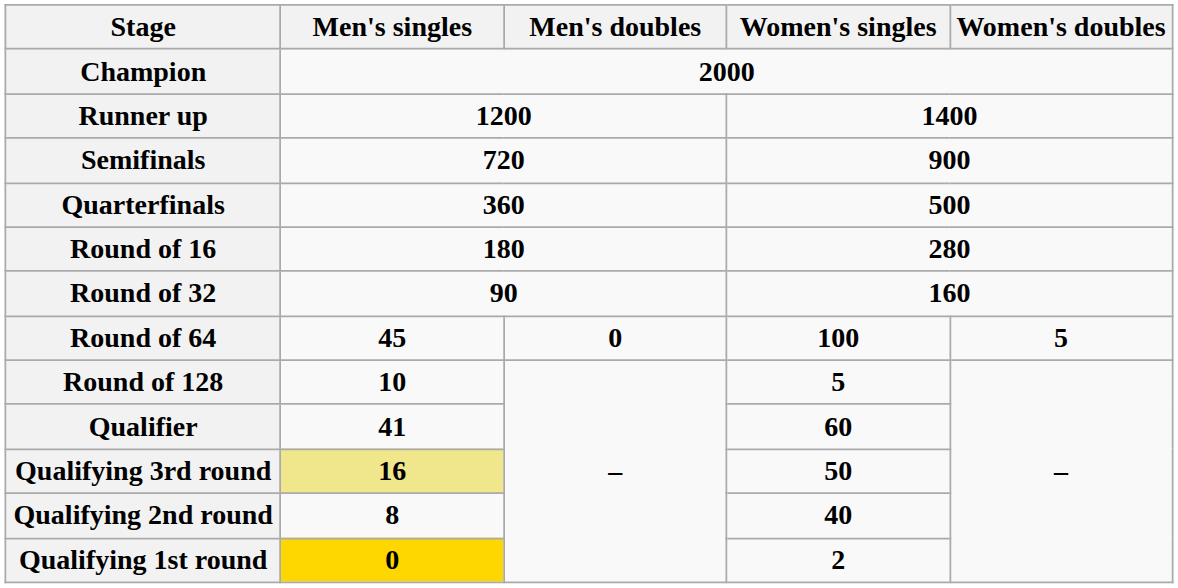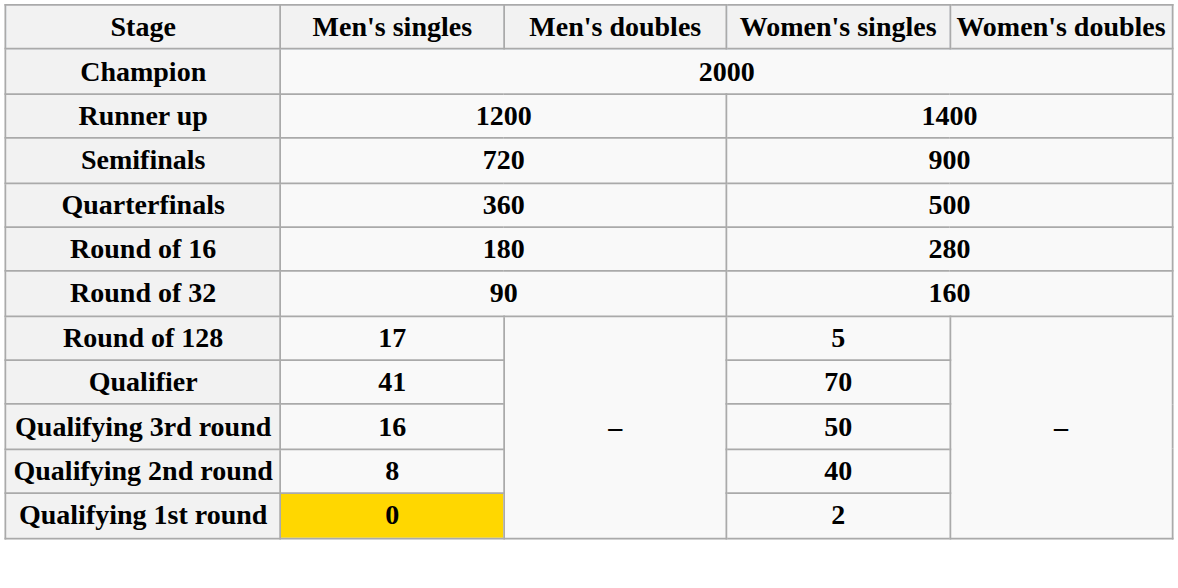- row: (143, 337)
(392, 381) 10 -> (392, 337) 17
(838, 426) 60 -> (838, 381) 70
(392, 470) khaki background -> (392, 426) no background
